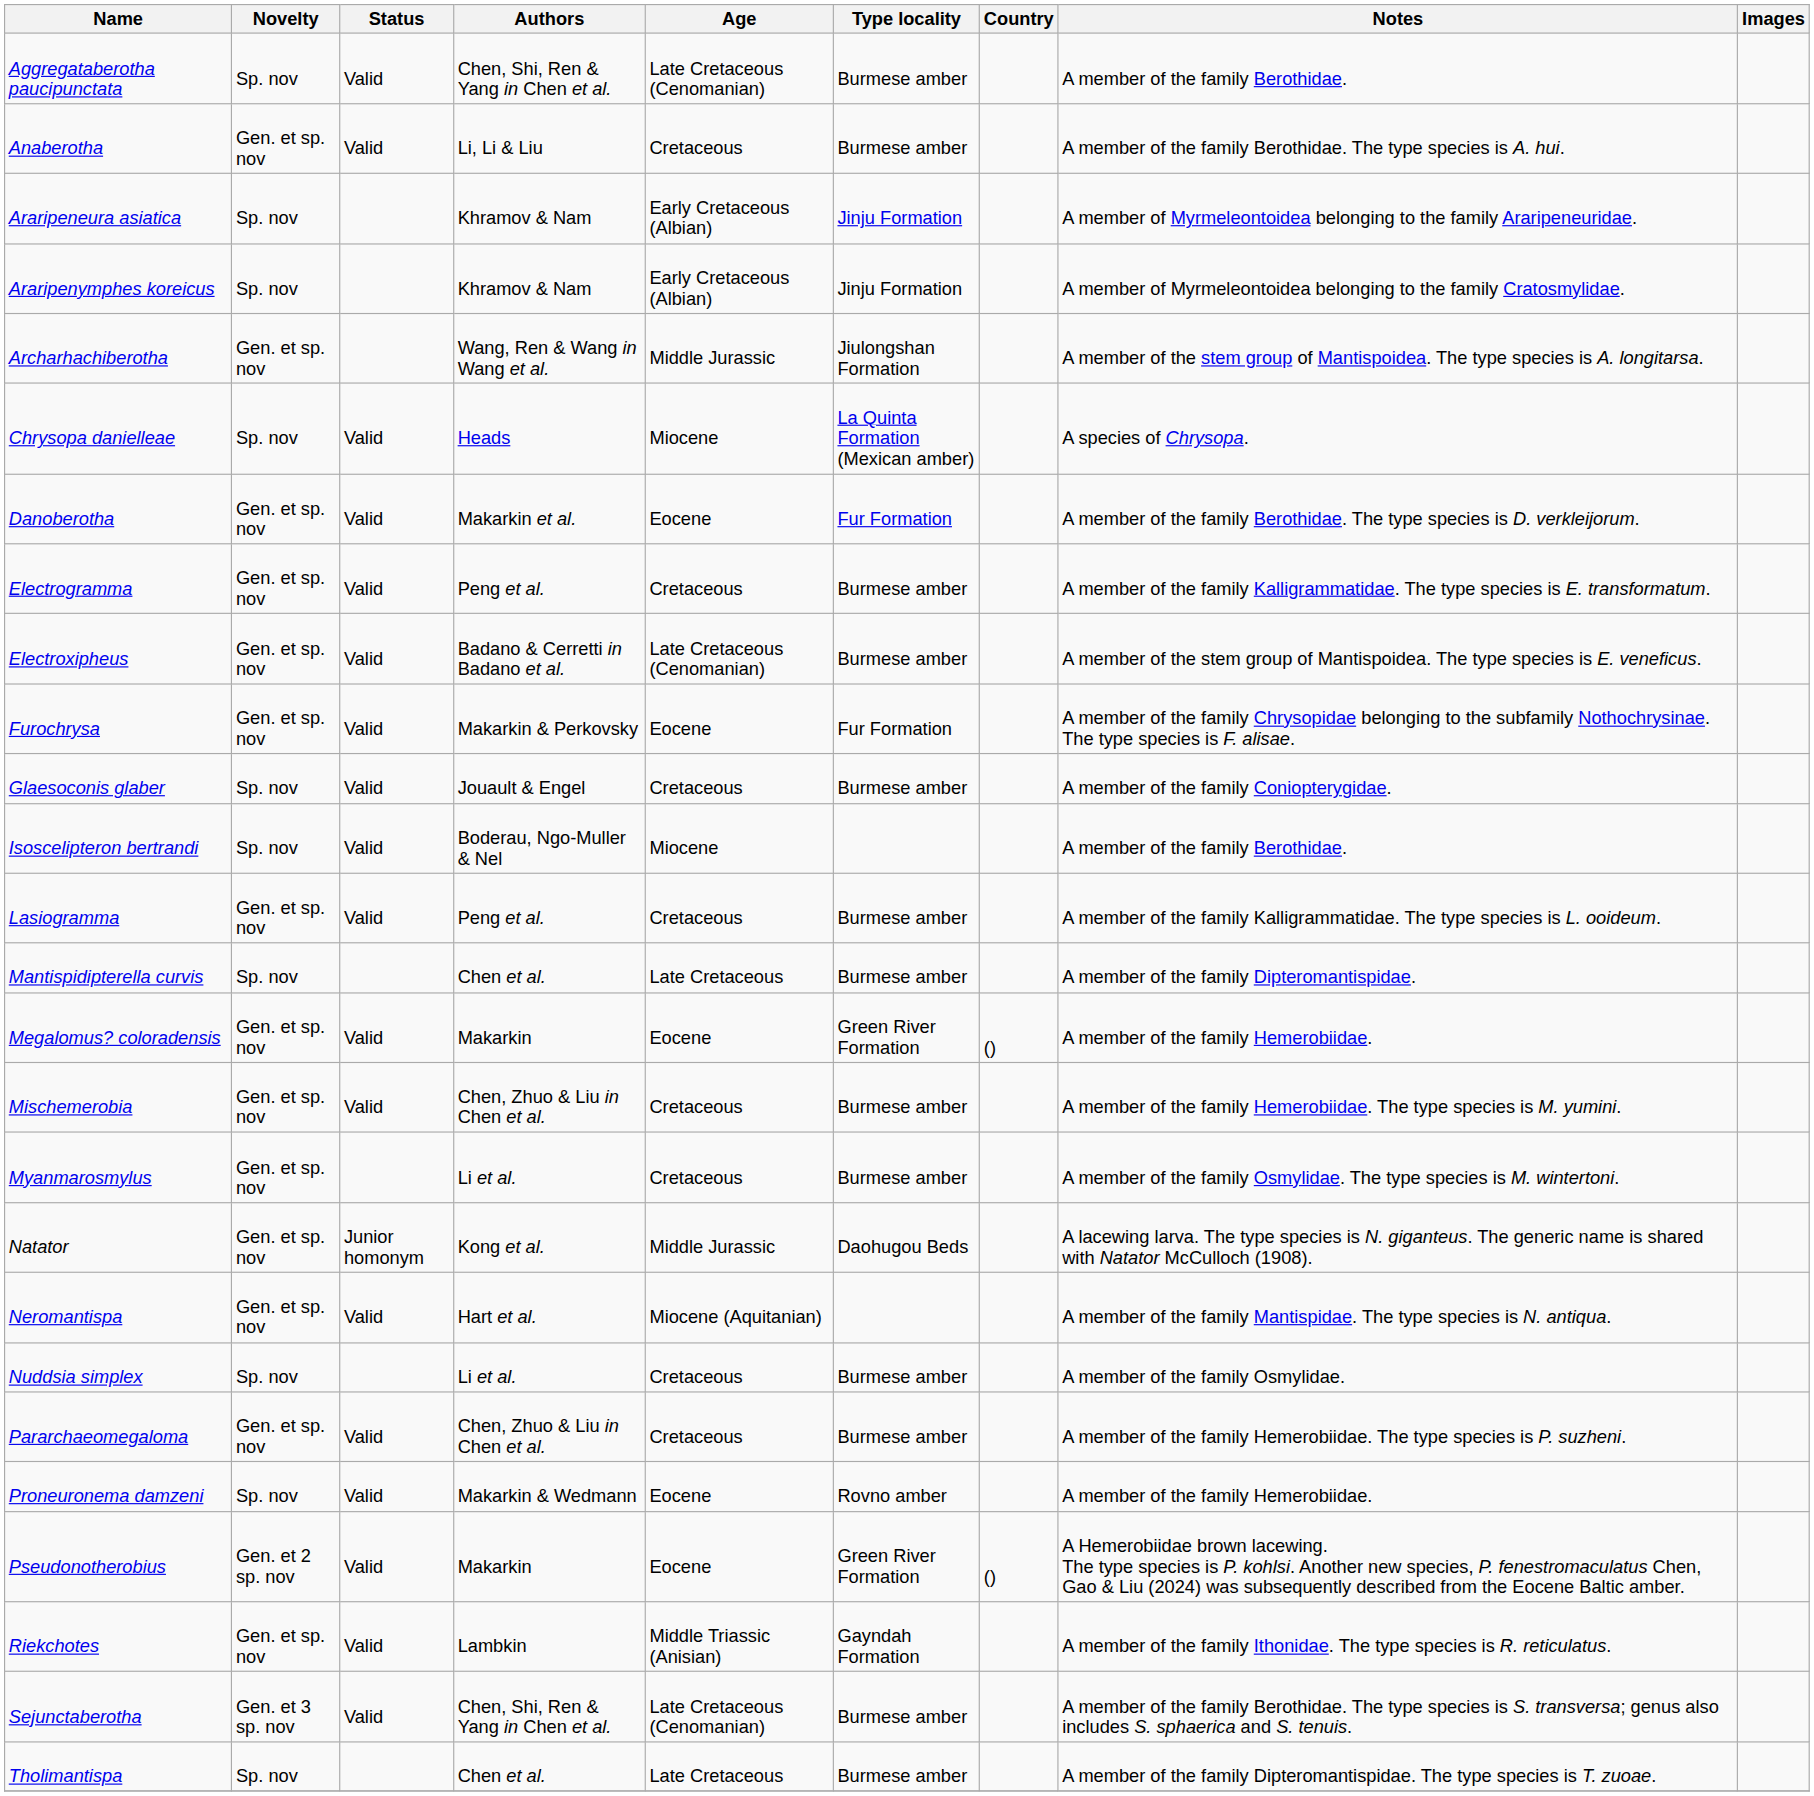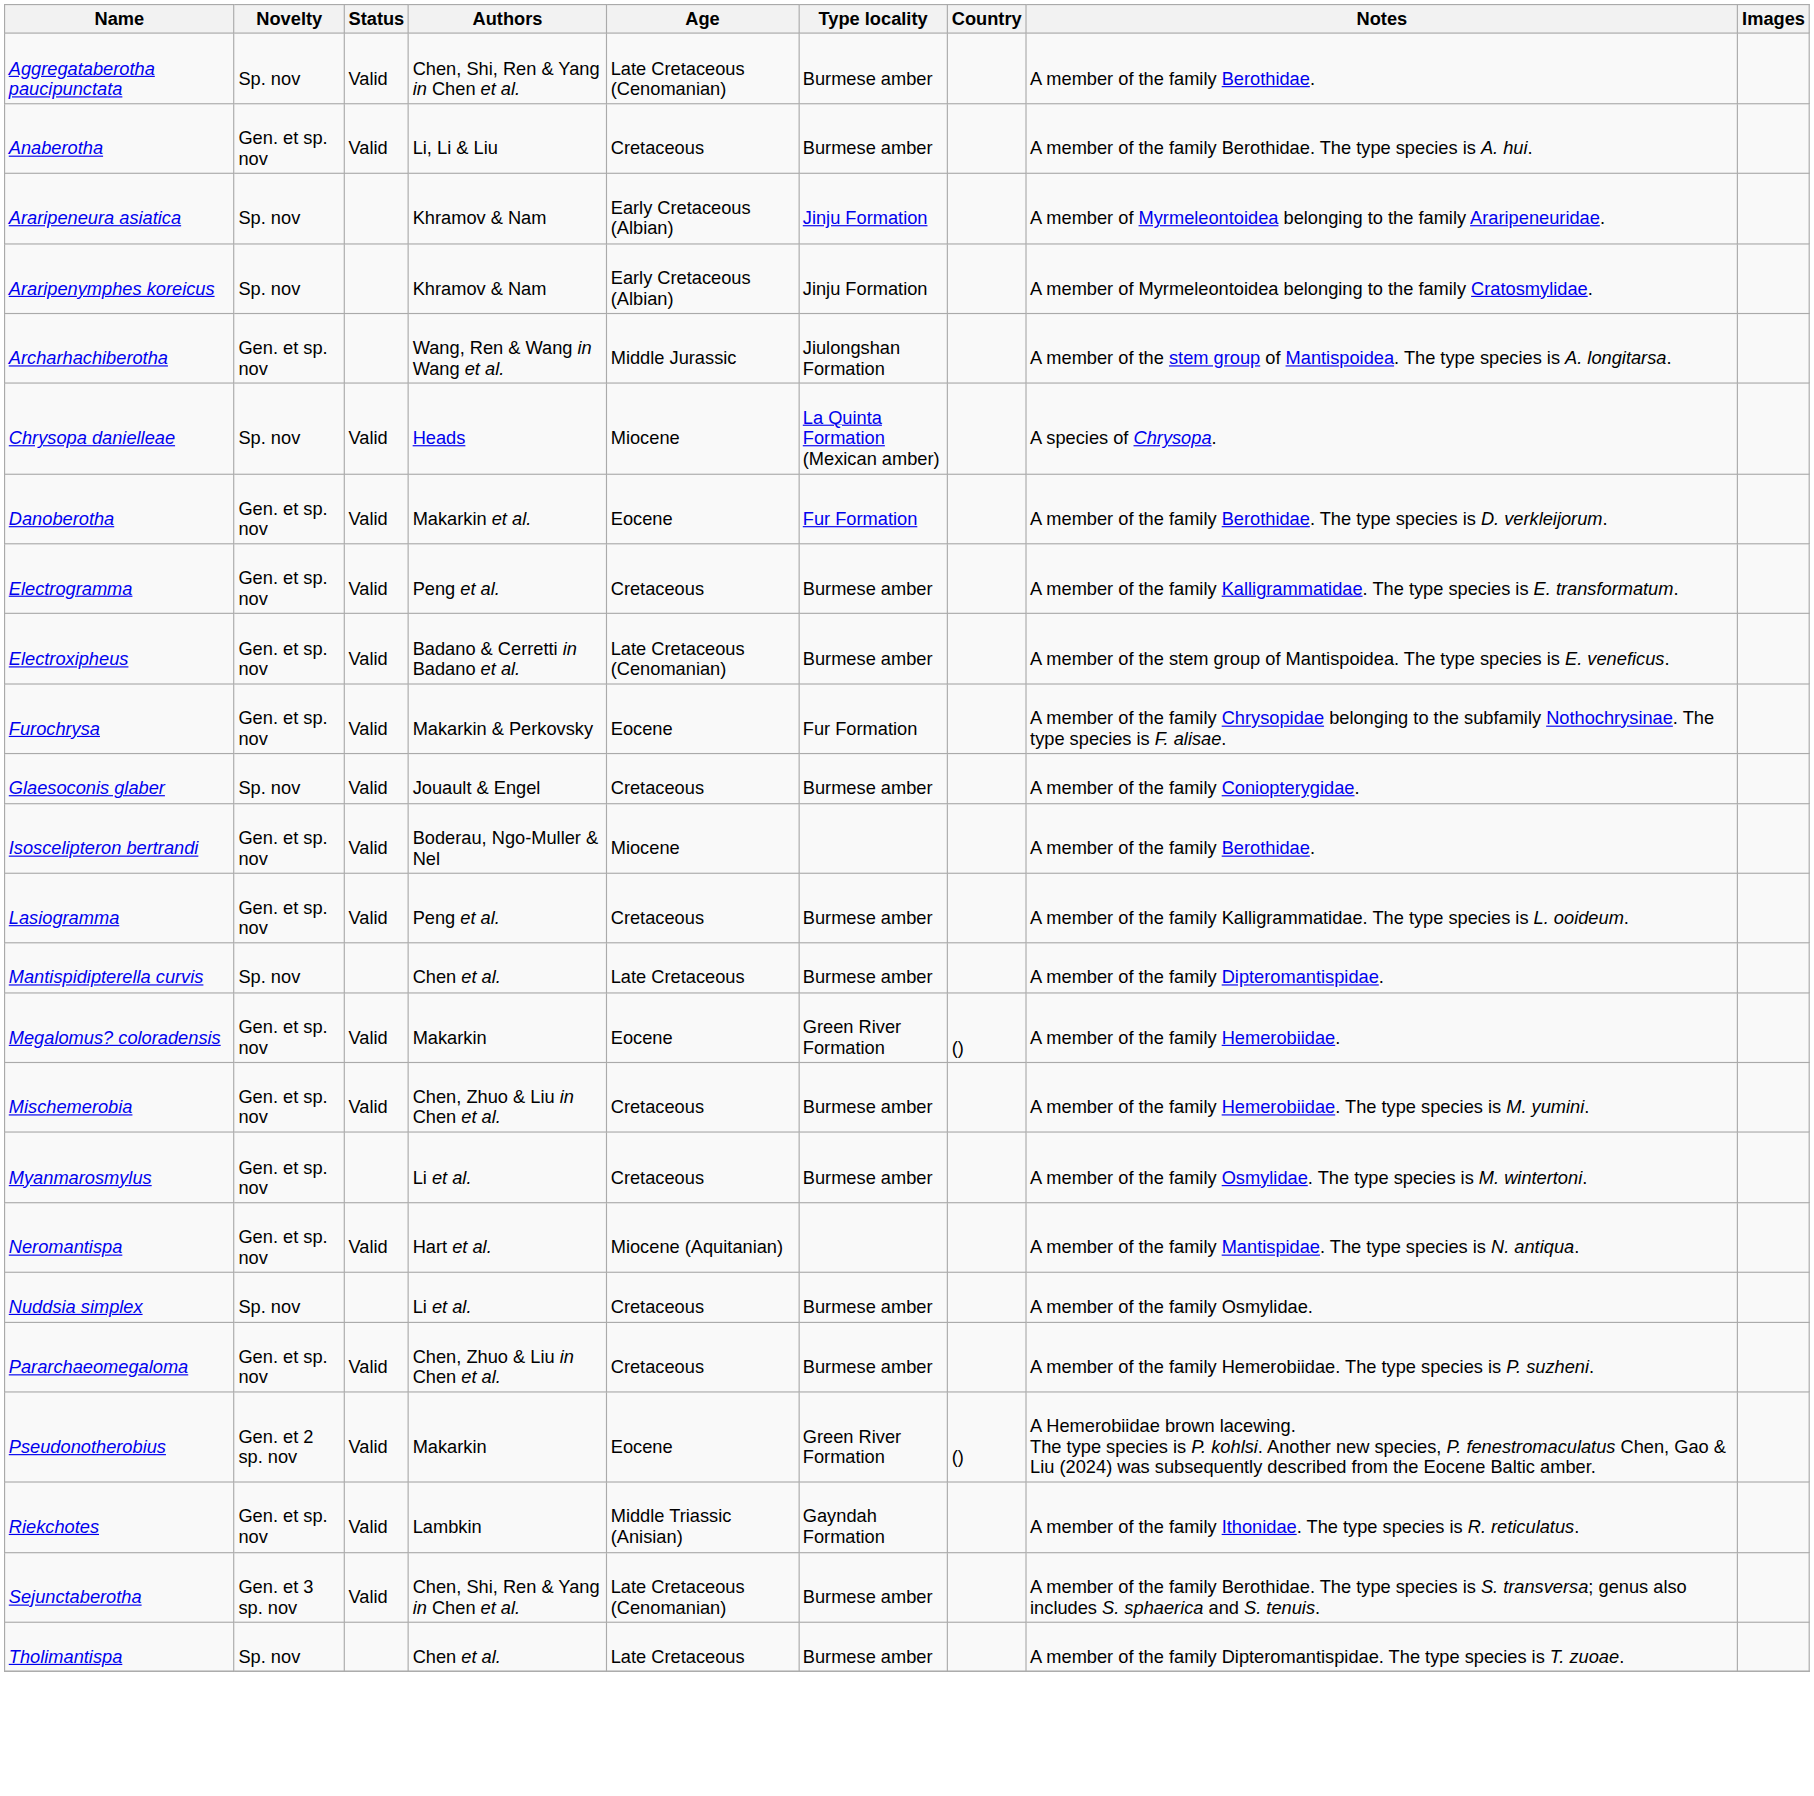(267, 848) Sp. nov -> (283, 848) Gen. et sp. nov
- row: (39, 1247)
- row: (106, 1496)
